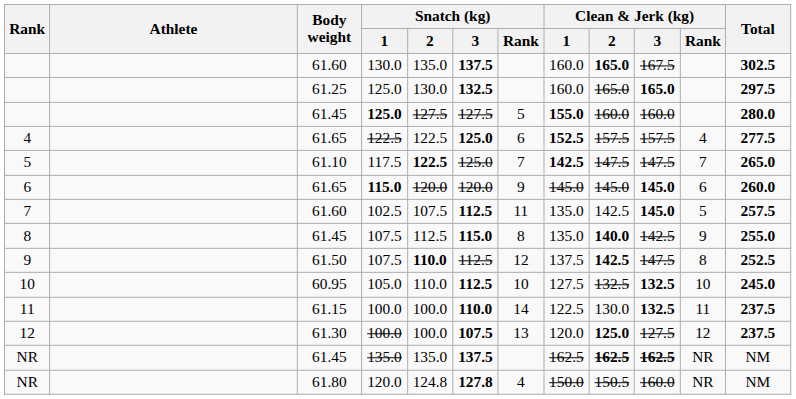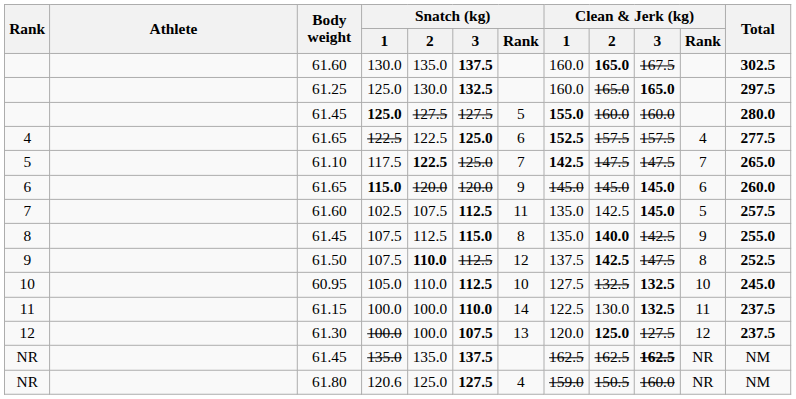(612, 357) bold -> (612, 357) normal
(384, 382) 120.0 -> (384, 382) 120.6
(430, 382) 124.8 -> (430, 382) 125.0
(475, 382) 127.8 -> (475, 382) 127.5
(566, 382) 150.0 -> (566, 382) 159.0
